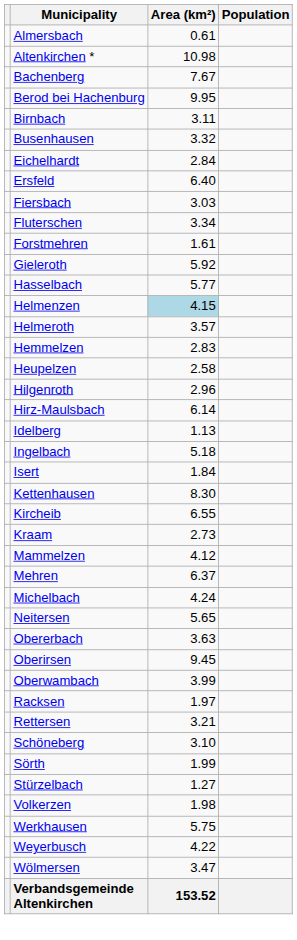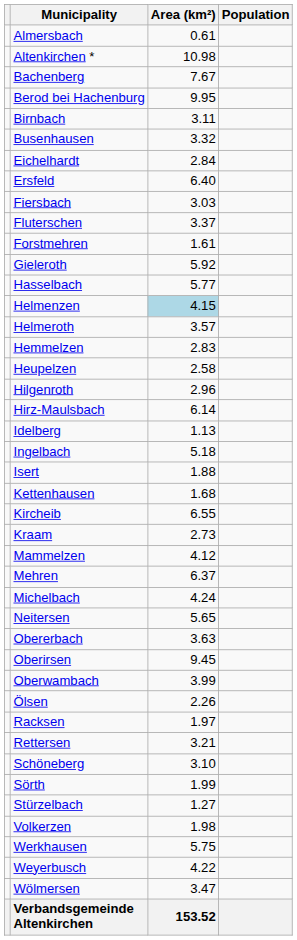(203, 222) 3.34 -> (203, 222) 3.37
(203, 472) 1.84 -> (203, 472) 1.88
(203, 493) 8.30 -> (203, 493) 1.68
+ row: (31, 701)
